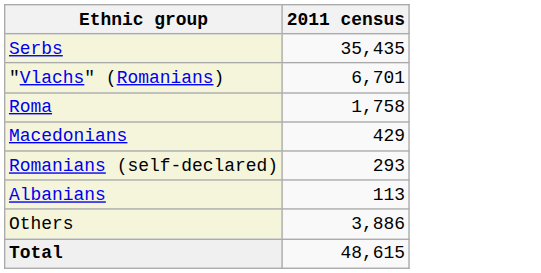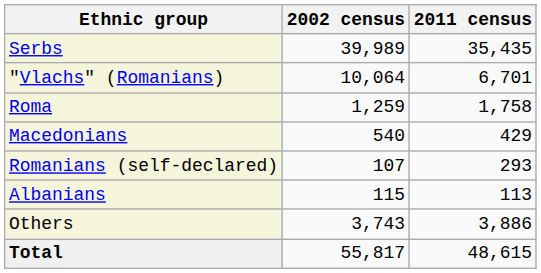+ column: (346, 19)
